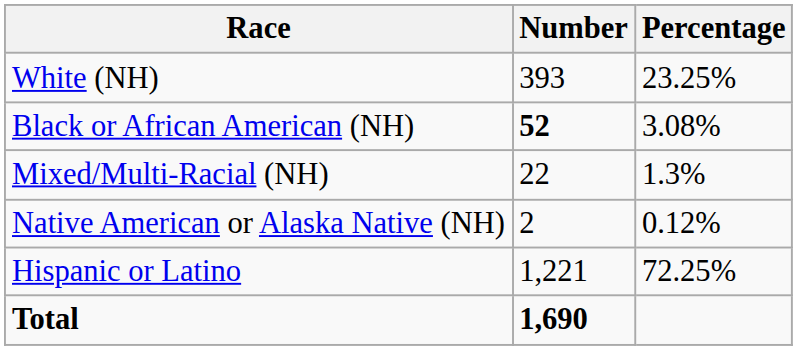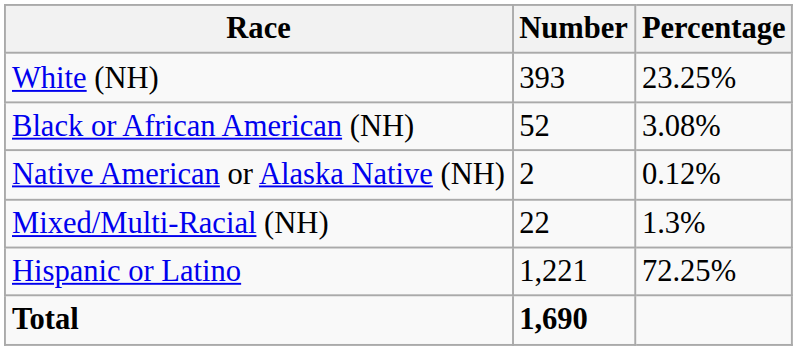(534, 125) bold -> (534, 125) normal
rows swapped: (259, 222) <-> (170, 174)
